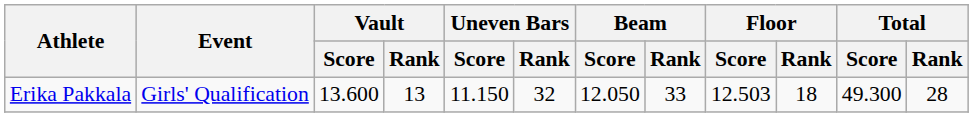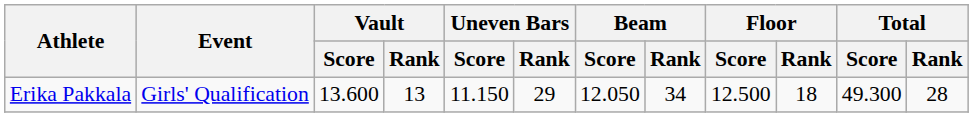(544, 94) 32 -> (544, 94) 29
(675, 94) 33 -> (675, 94) 34
(741, 94) 12.503 -> (741, 94) 12.500
